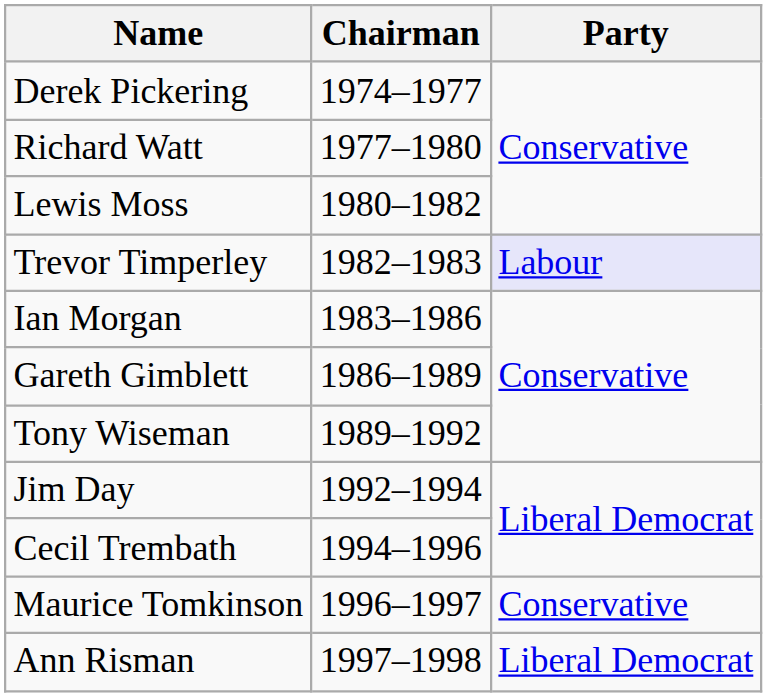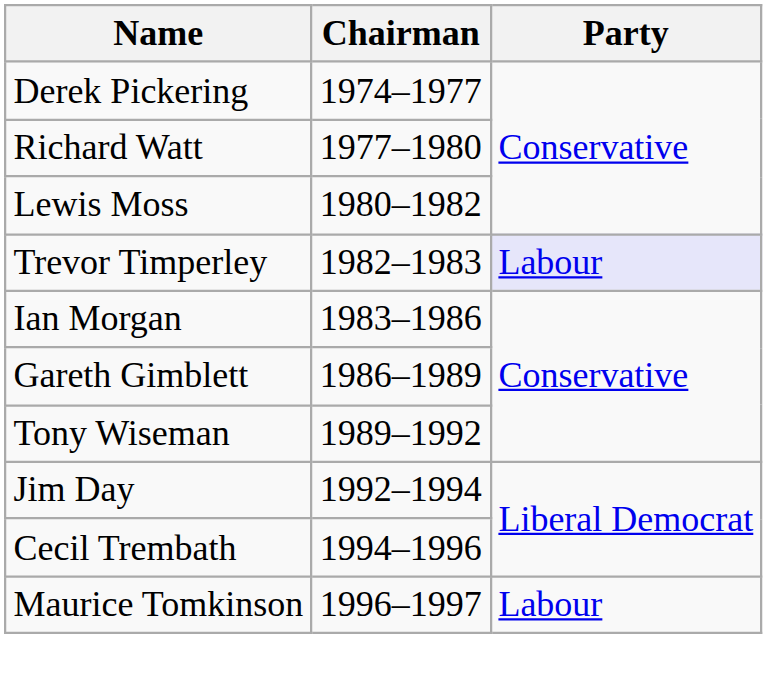(593, 603) Conservative -> (550, 603) Labour
- row: (104, 661)
